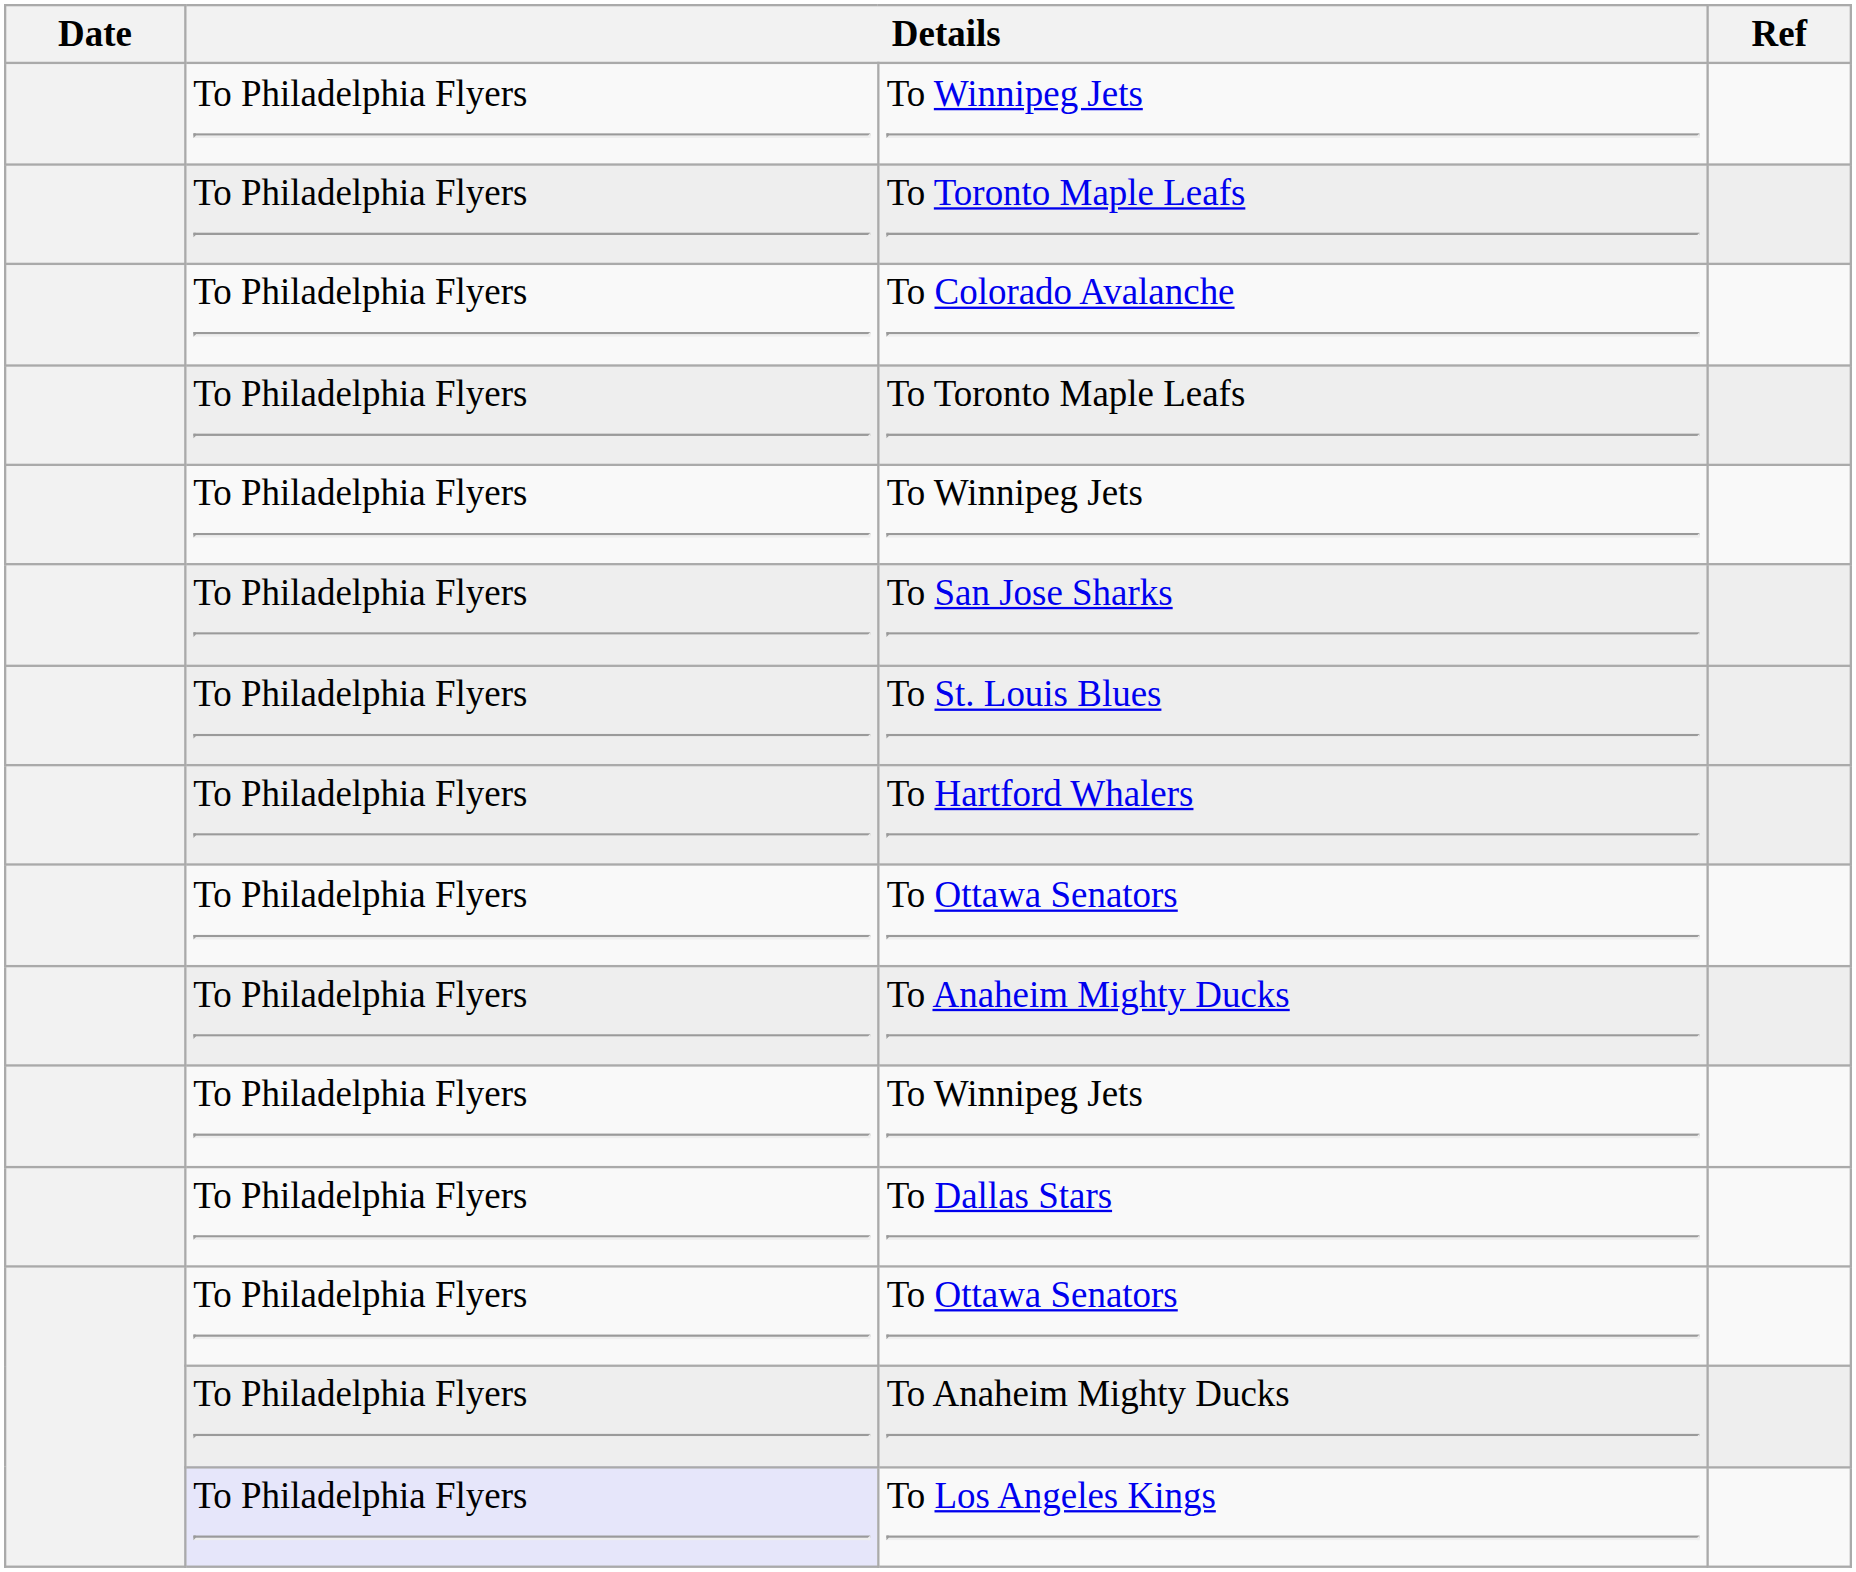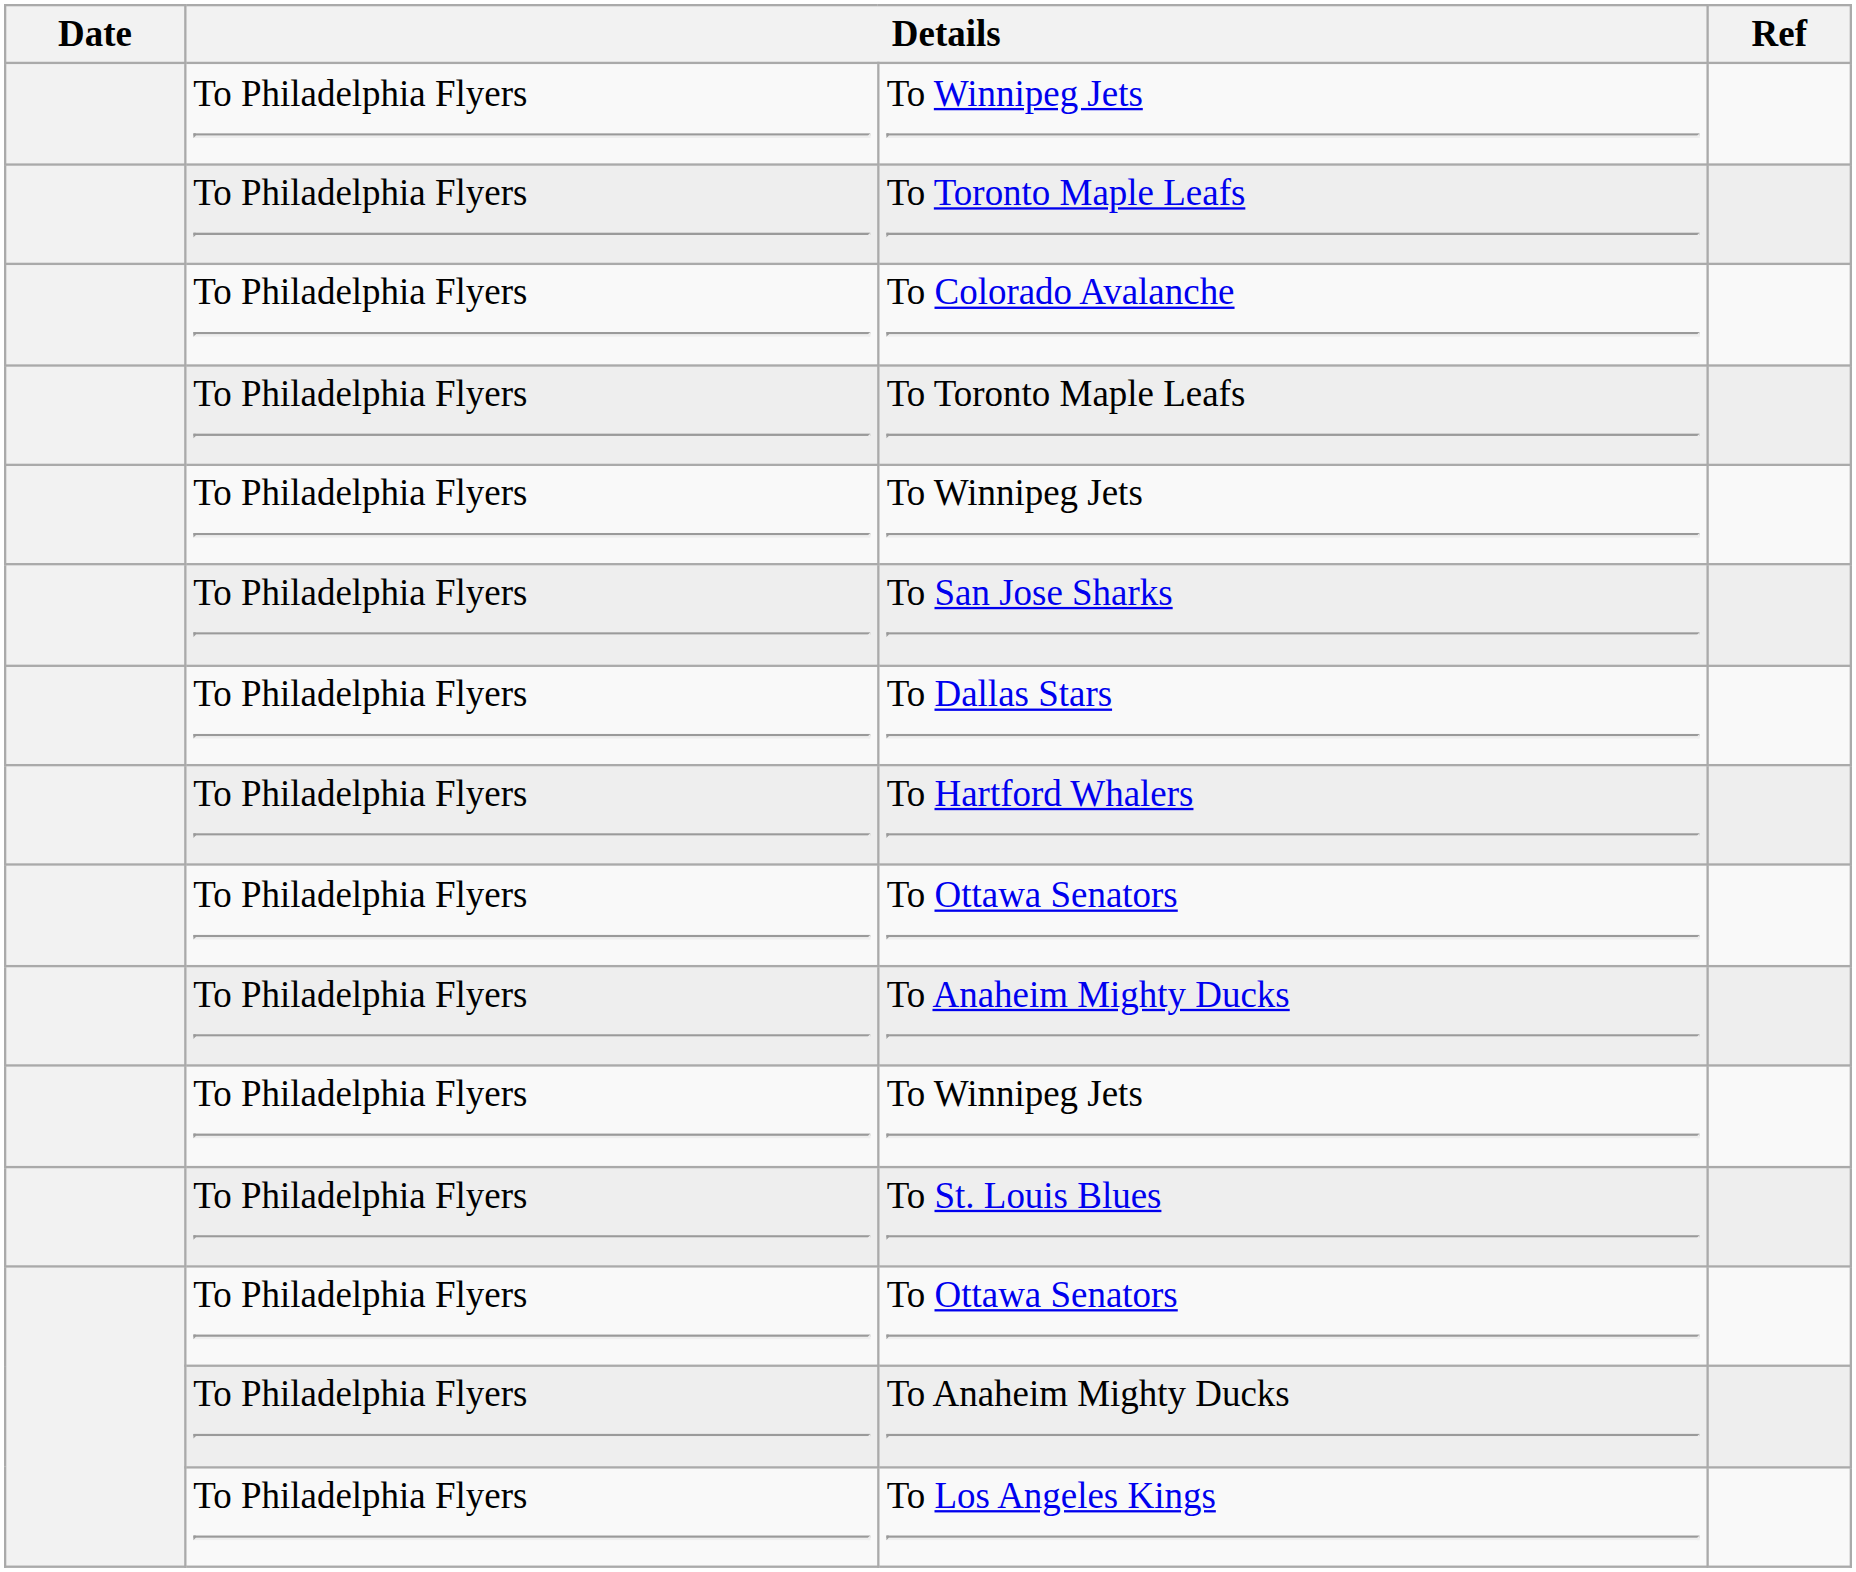rows swapped: (95, 1216) <-> (95, 715)
(531, 1507) lavender background -> (531, 1507) no background
